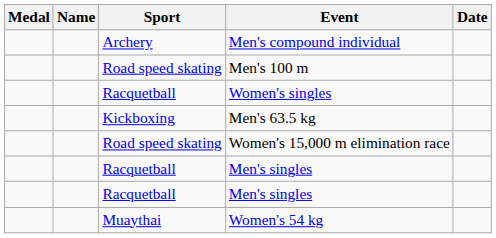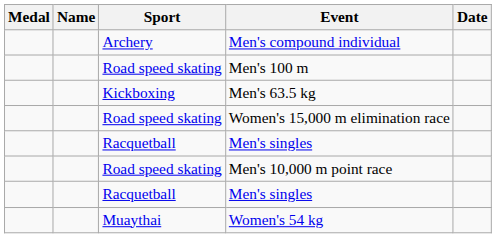- row: (139, 93)
+ row: (162, 169)
